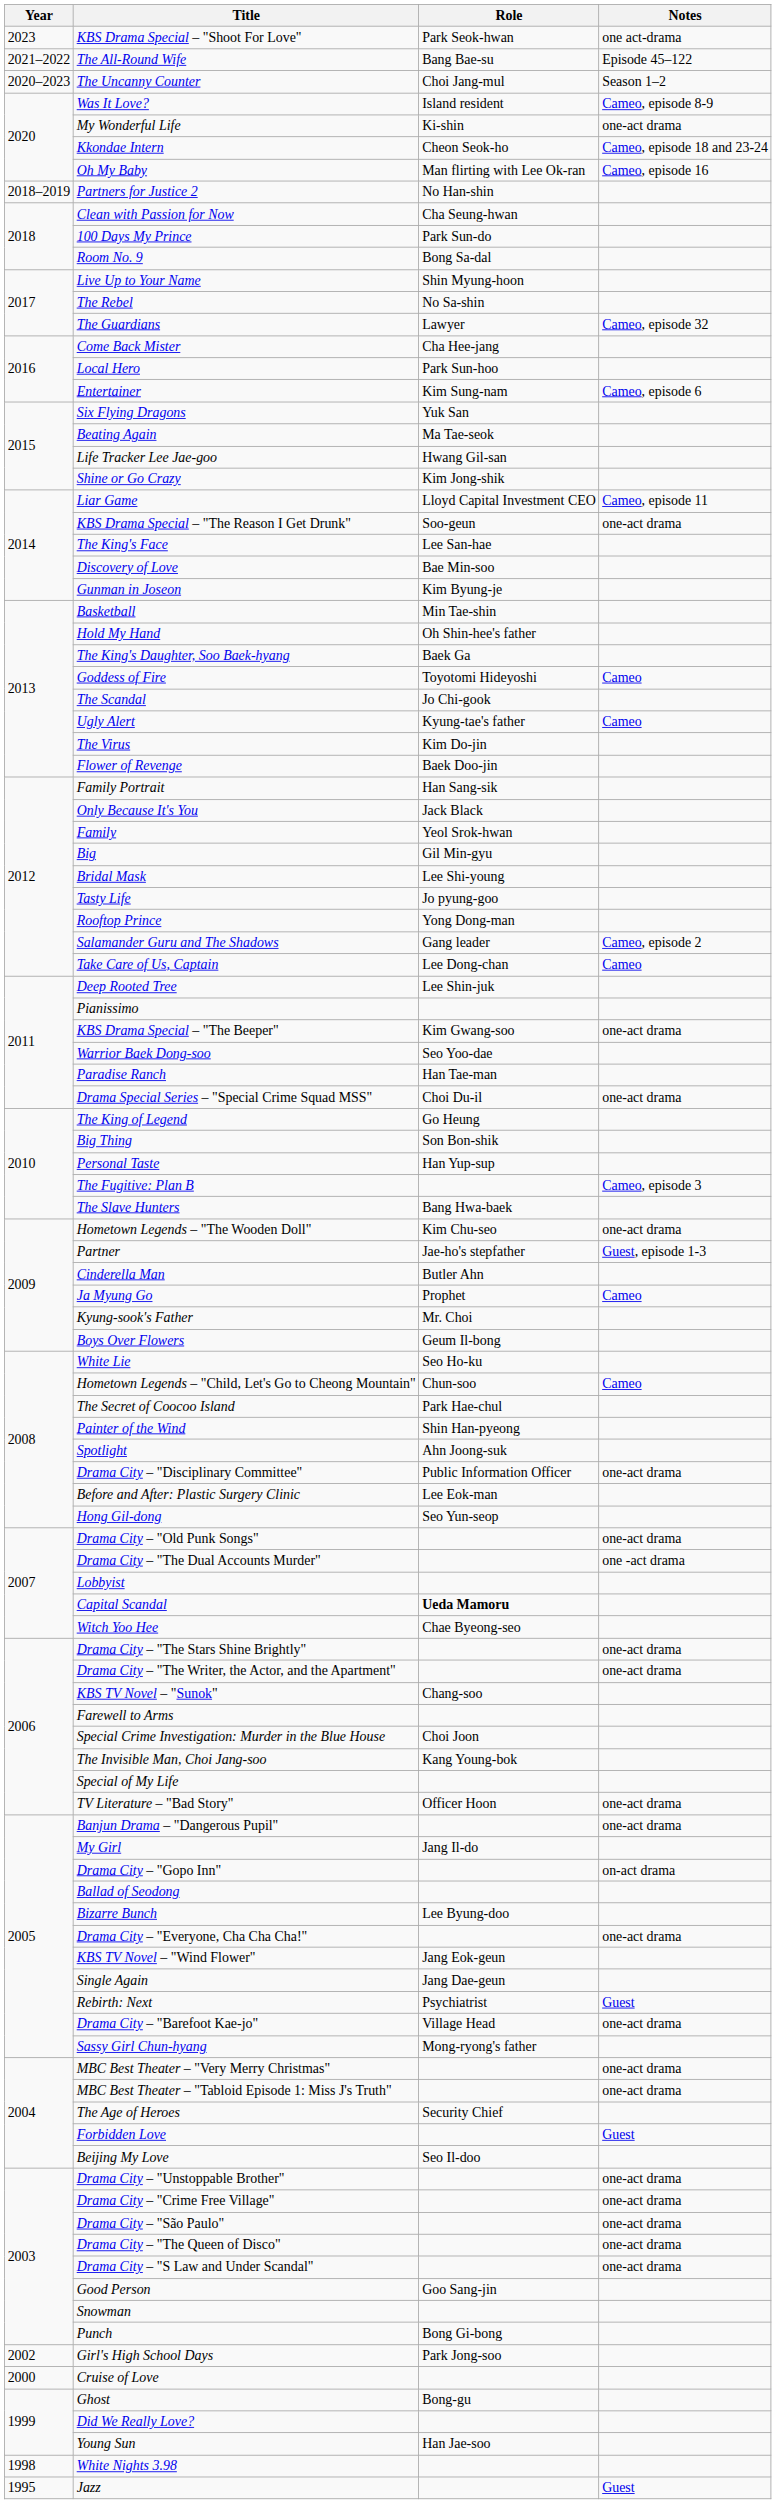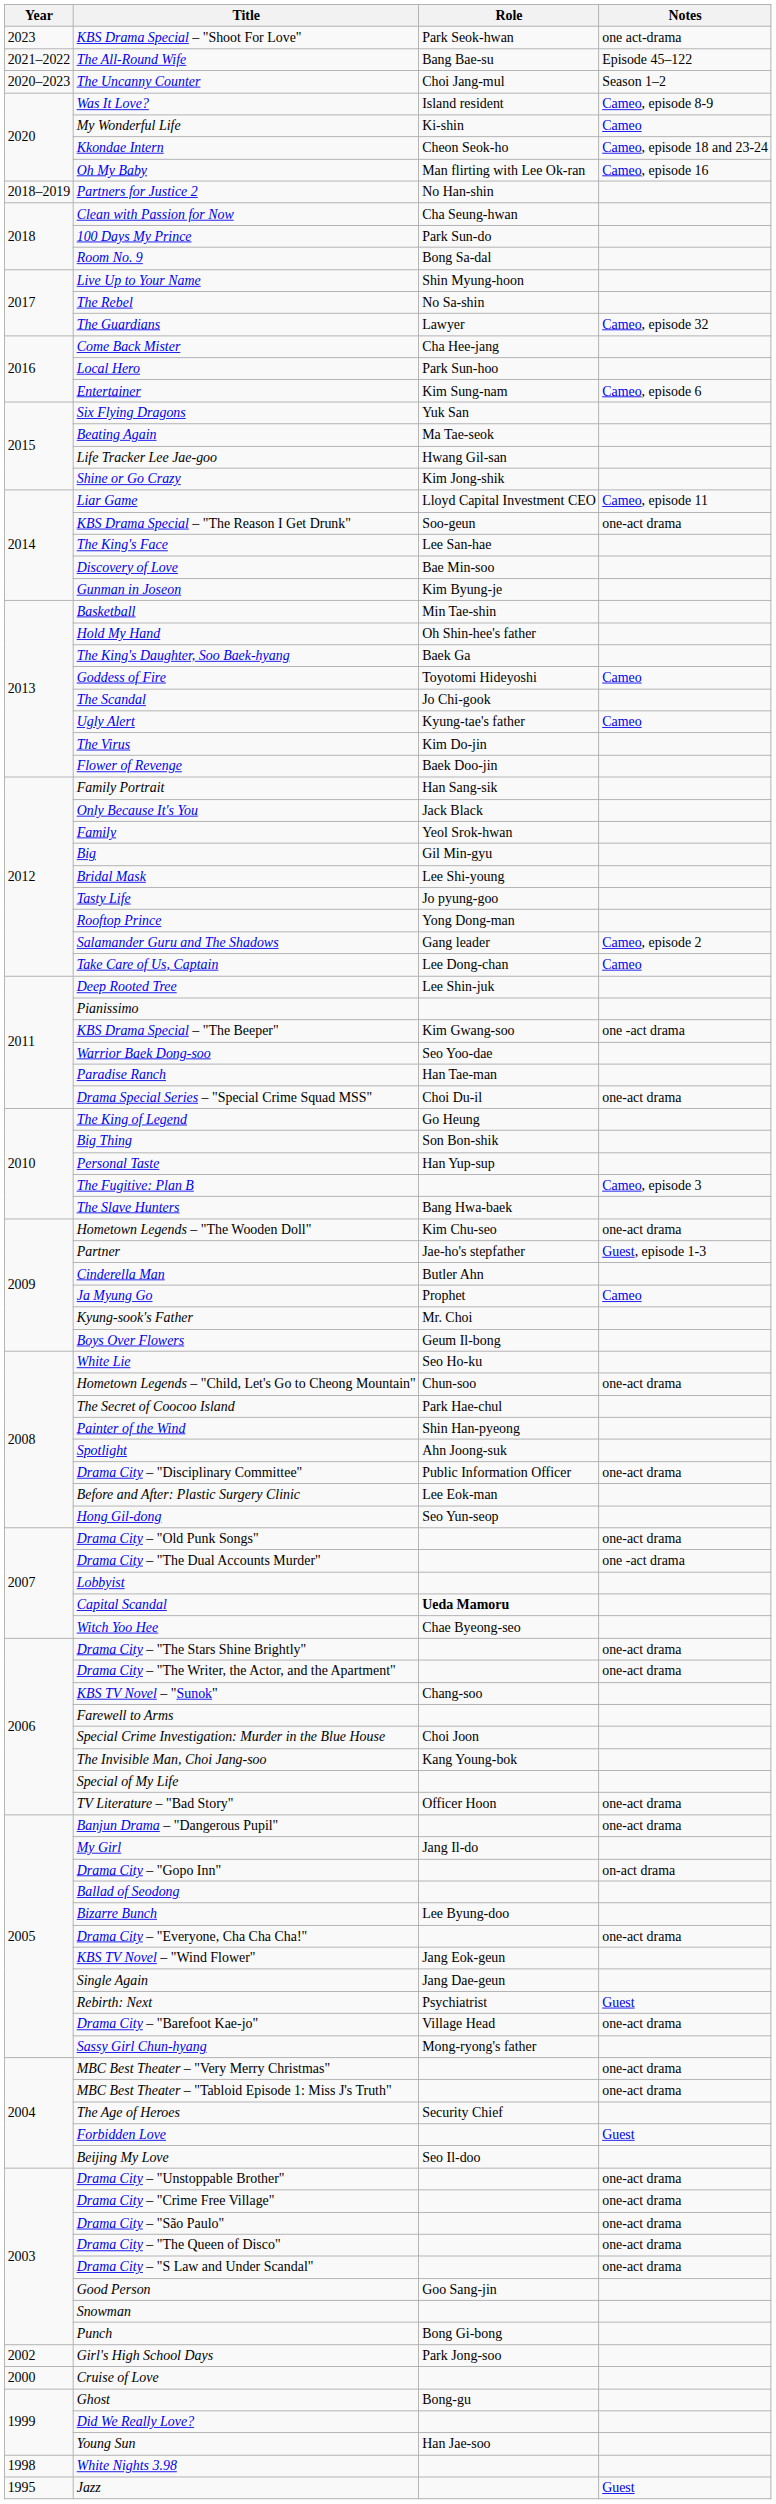(642, 125) one-act drama -> (622, 125) Cameo
(642, 1031) one-act drama -> (644, 1031) one -act drama
(622, 1384) Cameo -> (642, 1384) one-act drama
